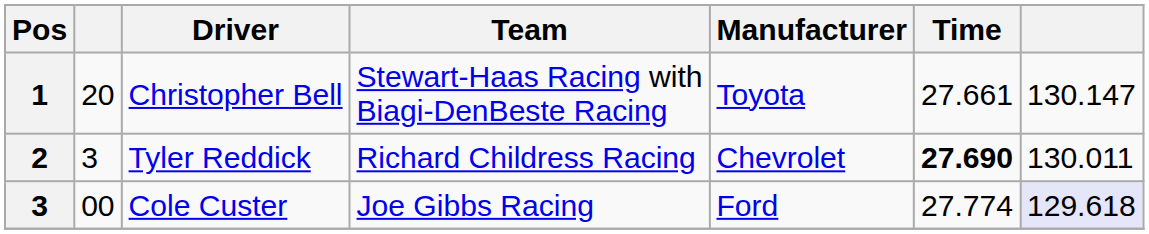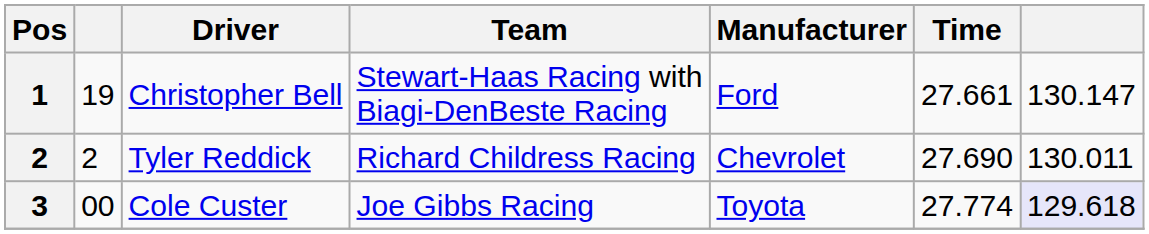(98, 93) 20 -> (98, 93) 19
(761, 93) Toyota -> (747, 93) Ford
(89, 158) 3 -> (89, 158) 2
(967, 158) bold -> (967, 158) normal
(747, 206) Ford -> (761, 206) Toyota
